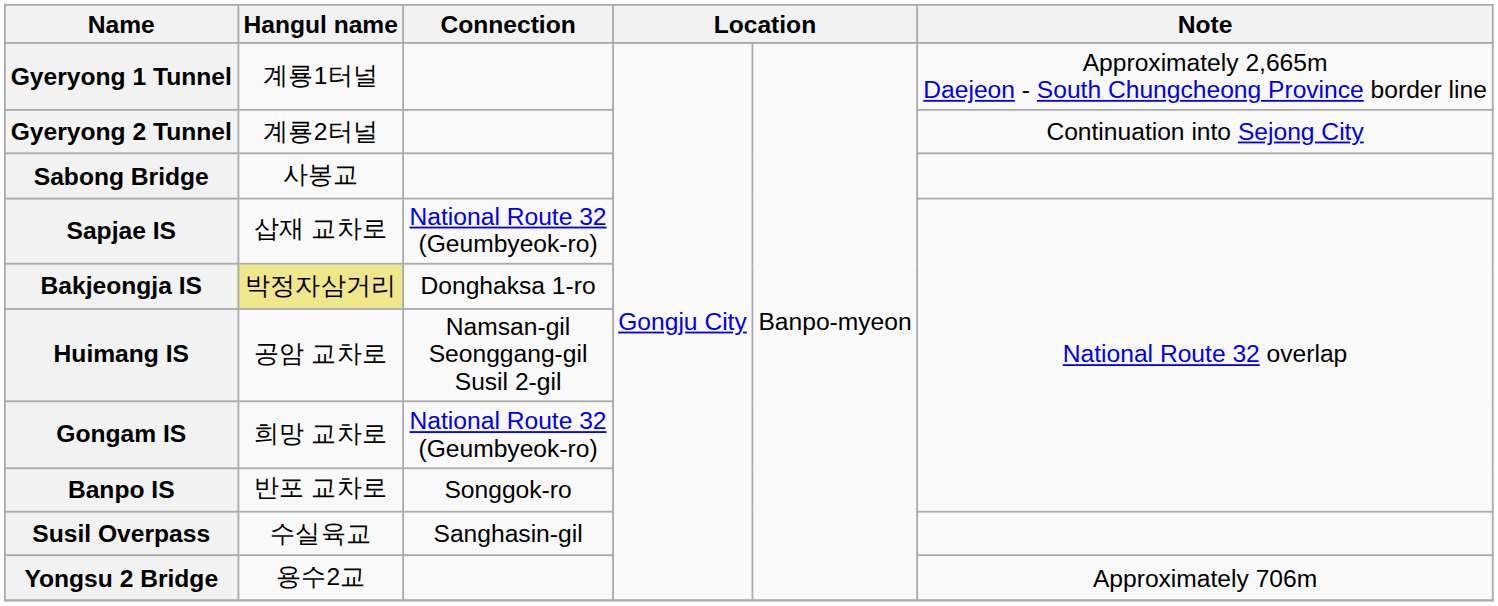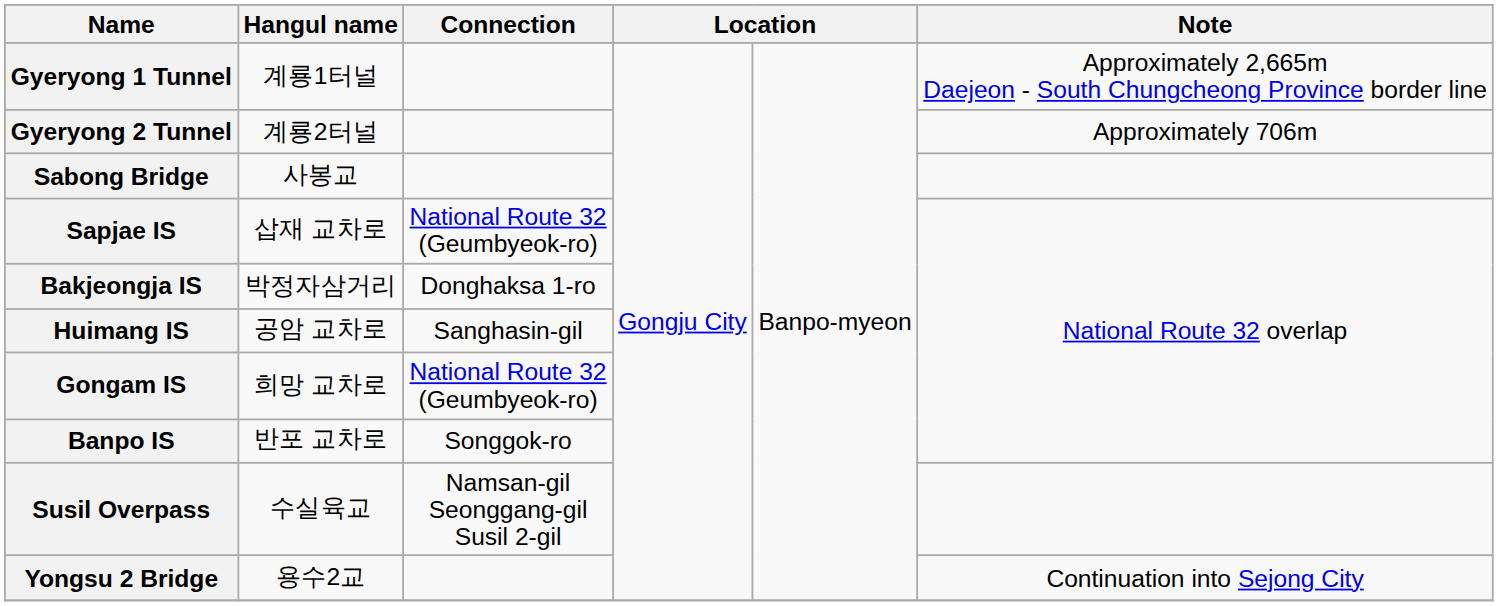(1205, 131) Continuation into Sejong City -> (1205, 131) Approximately 706m
(321, 285) khaki background -> (321, 285) no background
(508, 354) Namsan-gil Seonggang-gil Susil 2-gil -> (508, 330) Sanghasin-gil
(508, 533) Sanghasin-gil -> (508, 509) Namsan-gil Seonggang-gil Susil 2-gil
(1205, 578) Approximately 706m -> (1205, 578) Continuation into Sejong City
